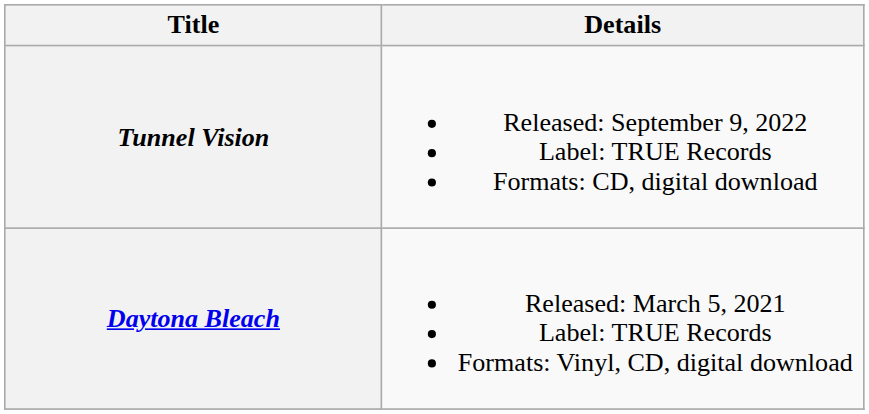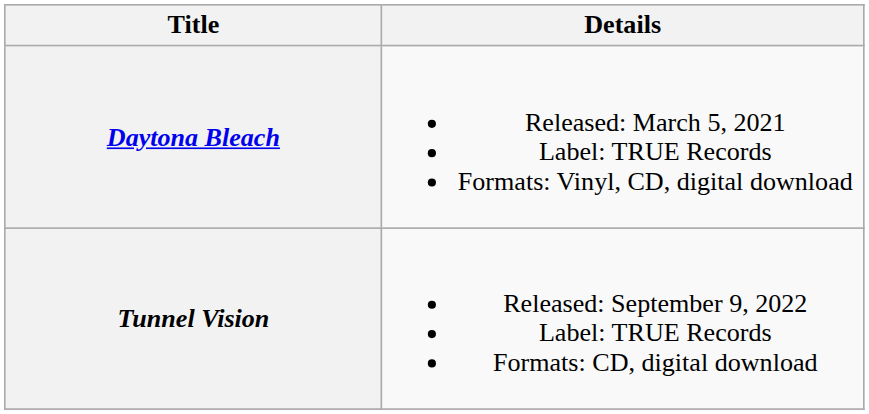rows swapped: (193, 318) <-> (193, 136)
